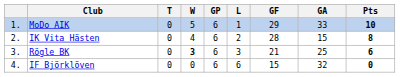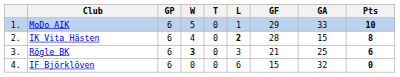columns swapped: (215, 11) <-> (170, 11)
(238, 38) normal -> (238, 38) bold
